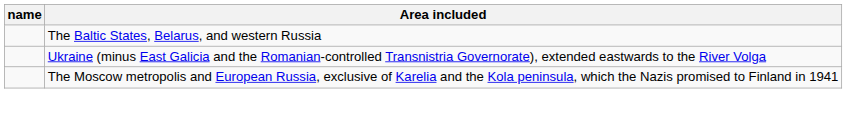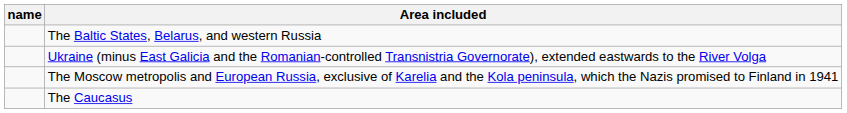+ row: (90, 98)
